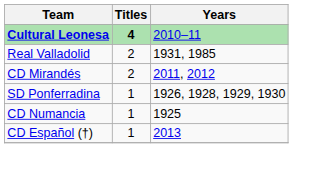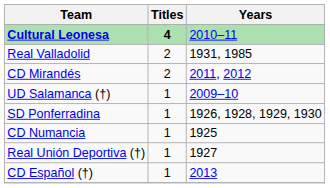+ row: (59, 94)
+ row: (76, 153)
